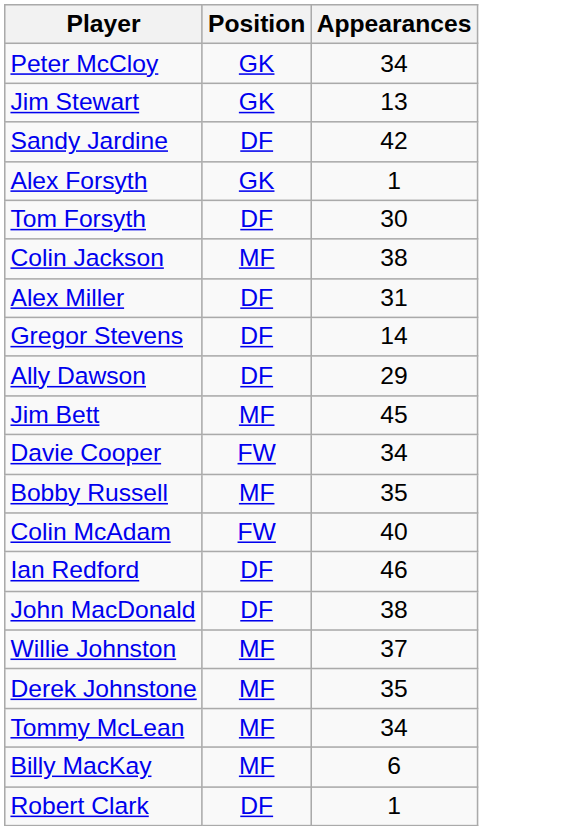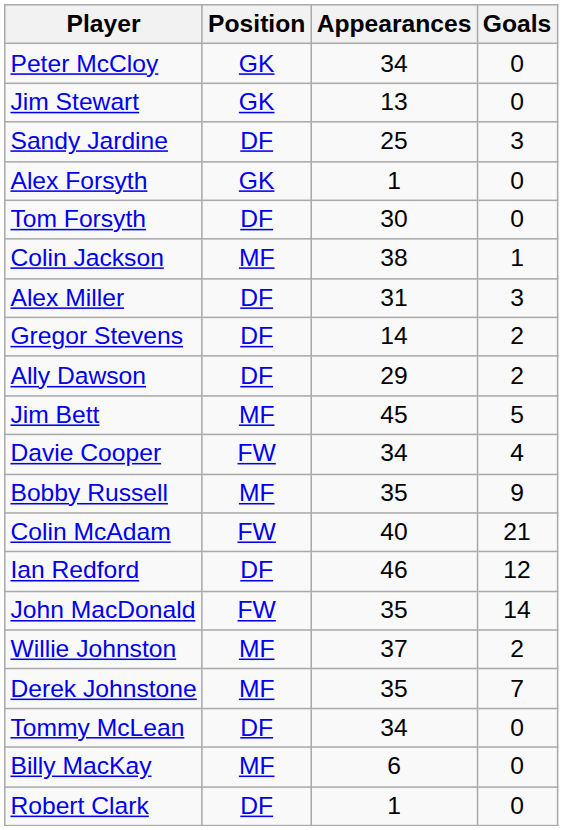+ column: (517, 24)
(394, 141) 42 -> (394, 141) 25
(257, 610) DF -> (257, 610) FW
(394, 610) 38 -> (394, 610) 35
(257, 727) MF -> (257, 727) DF
